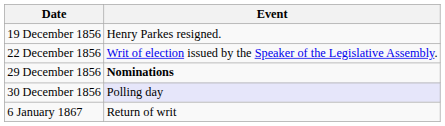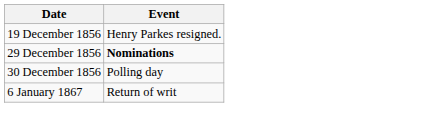- row: (54, 53)
(135, 92) lavender background -> (135, 72) no background
